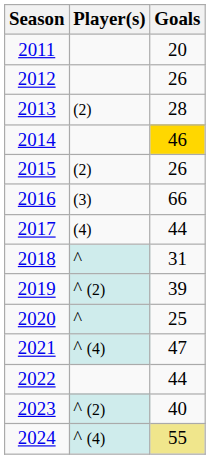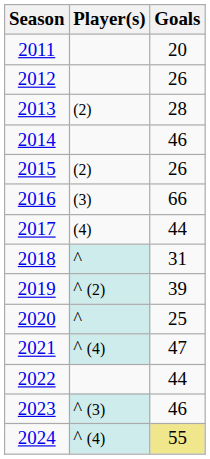(177, 139) gold background -> (177, 139) no background
(89, 408) ^ (2) -> (89, 408) ^ (3)
(177, 408) 40 -> (177, 408) 46
